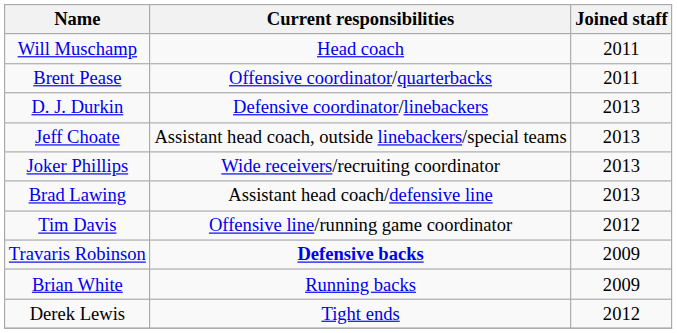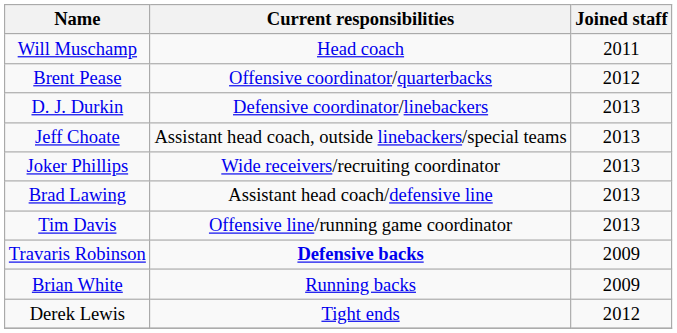(621, 78) 2011 -> (621, 78) 2012
(621, 225) 2012 -> (621, 225) 2013
